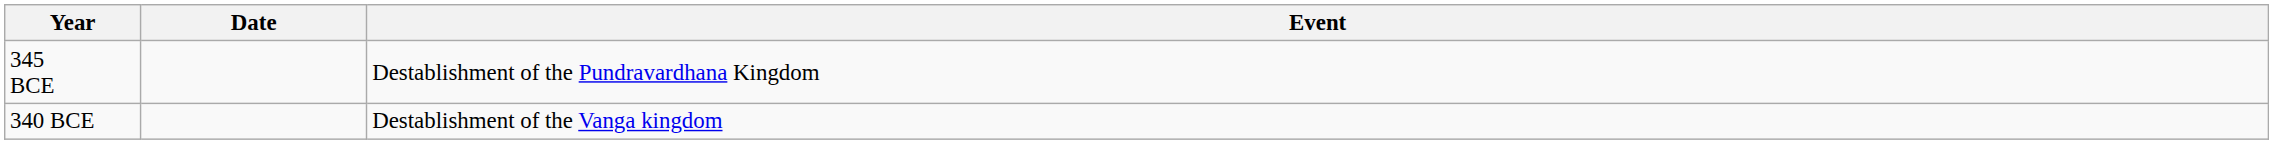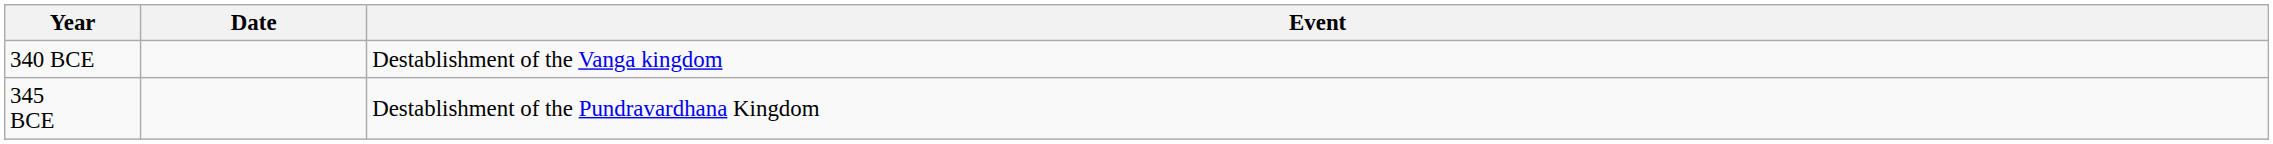rows swapped: (52, 120) <-> (32, 71)
